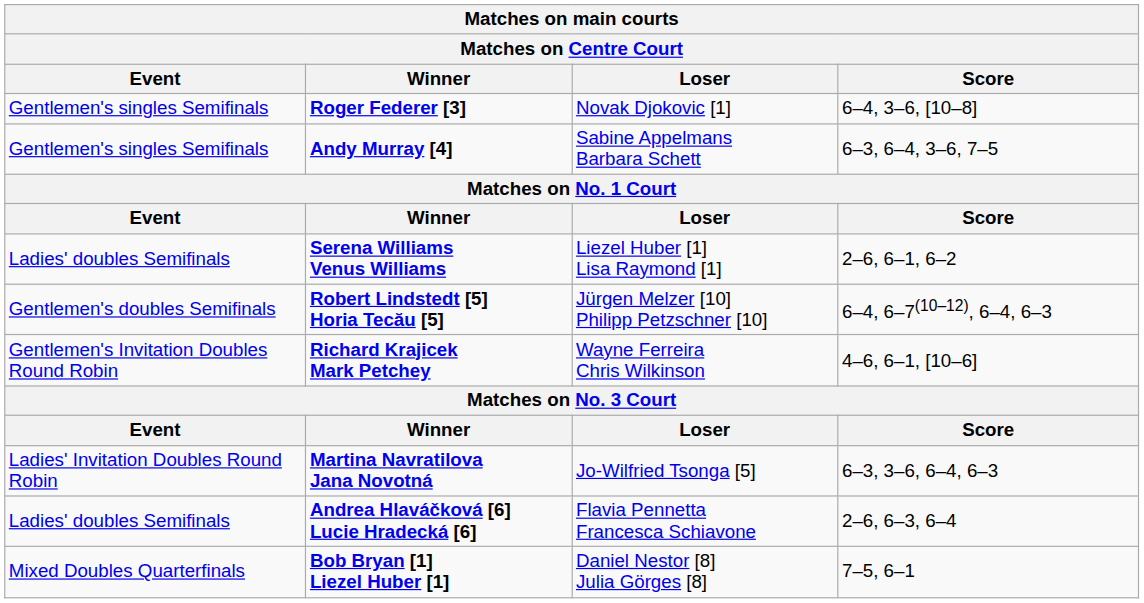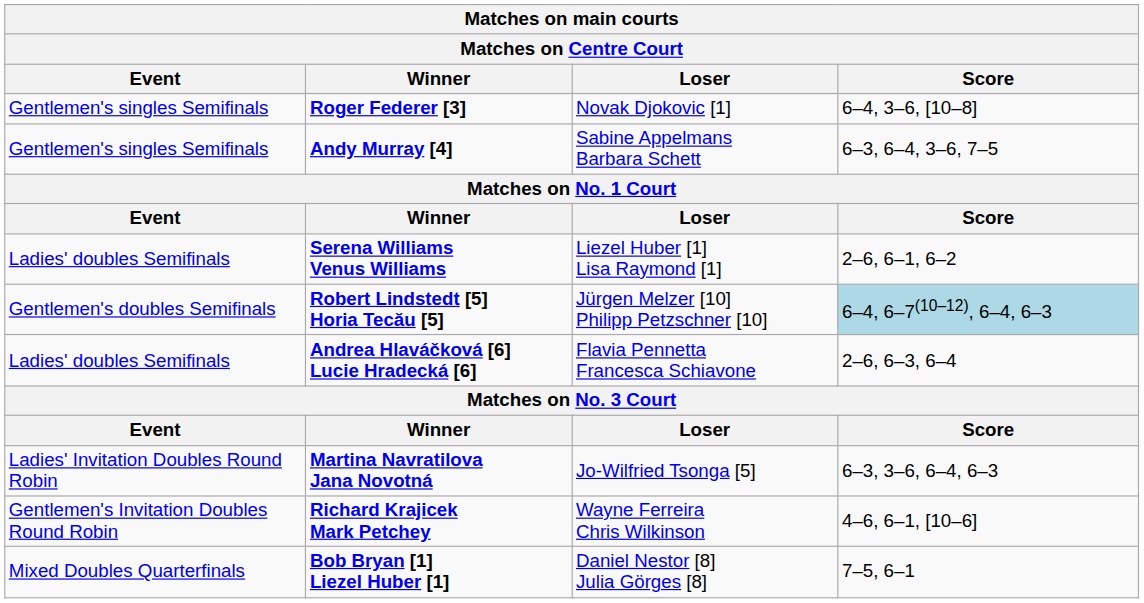(947, 309) no background -> (947, 309) lightblue background
rows swapped: (384, 360) <-> (410, 521)
